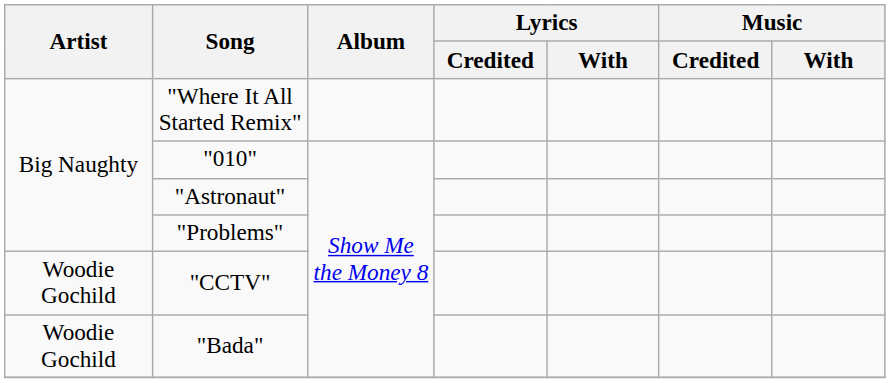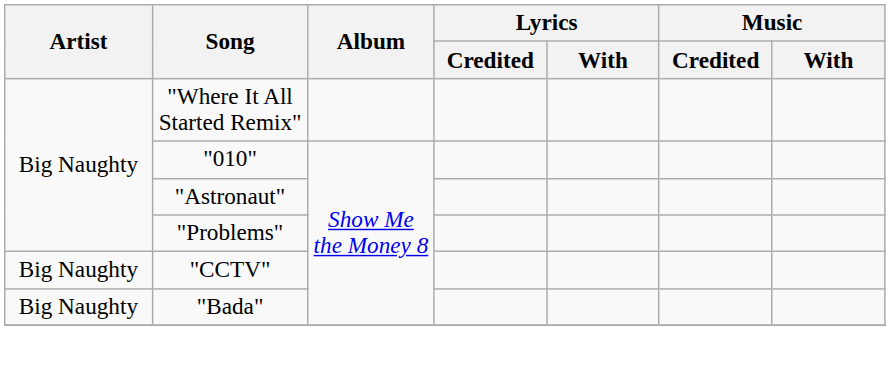(78, 282) Woodie Gochild -> (78, 269) Big Naughty
(78, 345) Woodie Gochild -> (78, 306) Big Naughty
